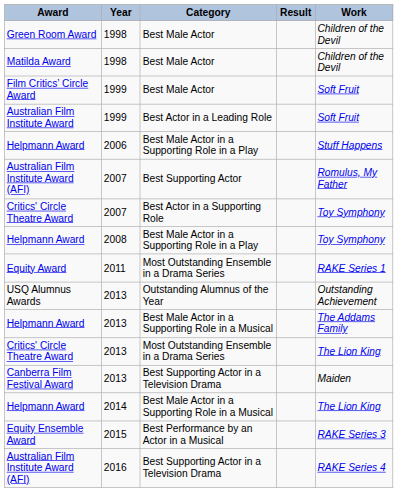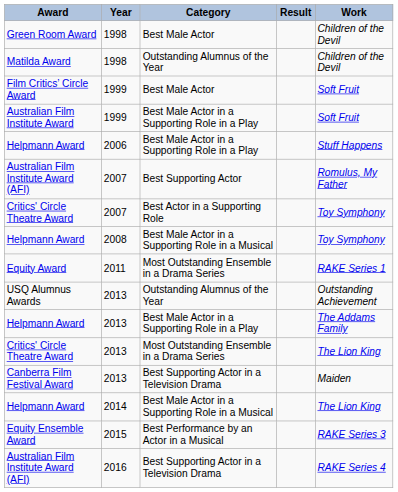(178, 62) Best Male Actor -> (206, 62) Outstanding Alumnus of the Year
(207, 117) Best Actor in a Leading Role -> (200, 117) Best Male Actor in a Supporting Role in a Play
(200, 240) Best Male Actor in a Supporting Role in a Play -> (208, 240) Best Male Actor in a Supporting Role in a Musical
(208, 323) Best Male Actor in a Supporting Role in a Musical -> (200, 323) Best Male Actor in a Supporting Role in a Play
